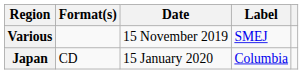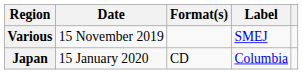columns swapped: (176, 15) <-> (88, 15)
